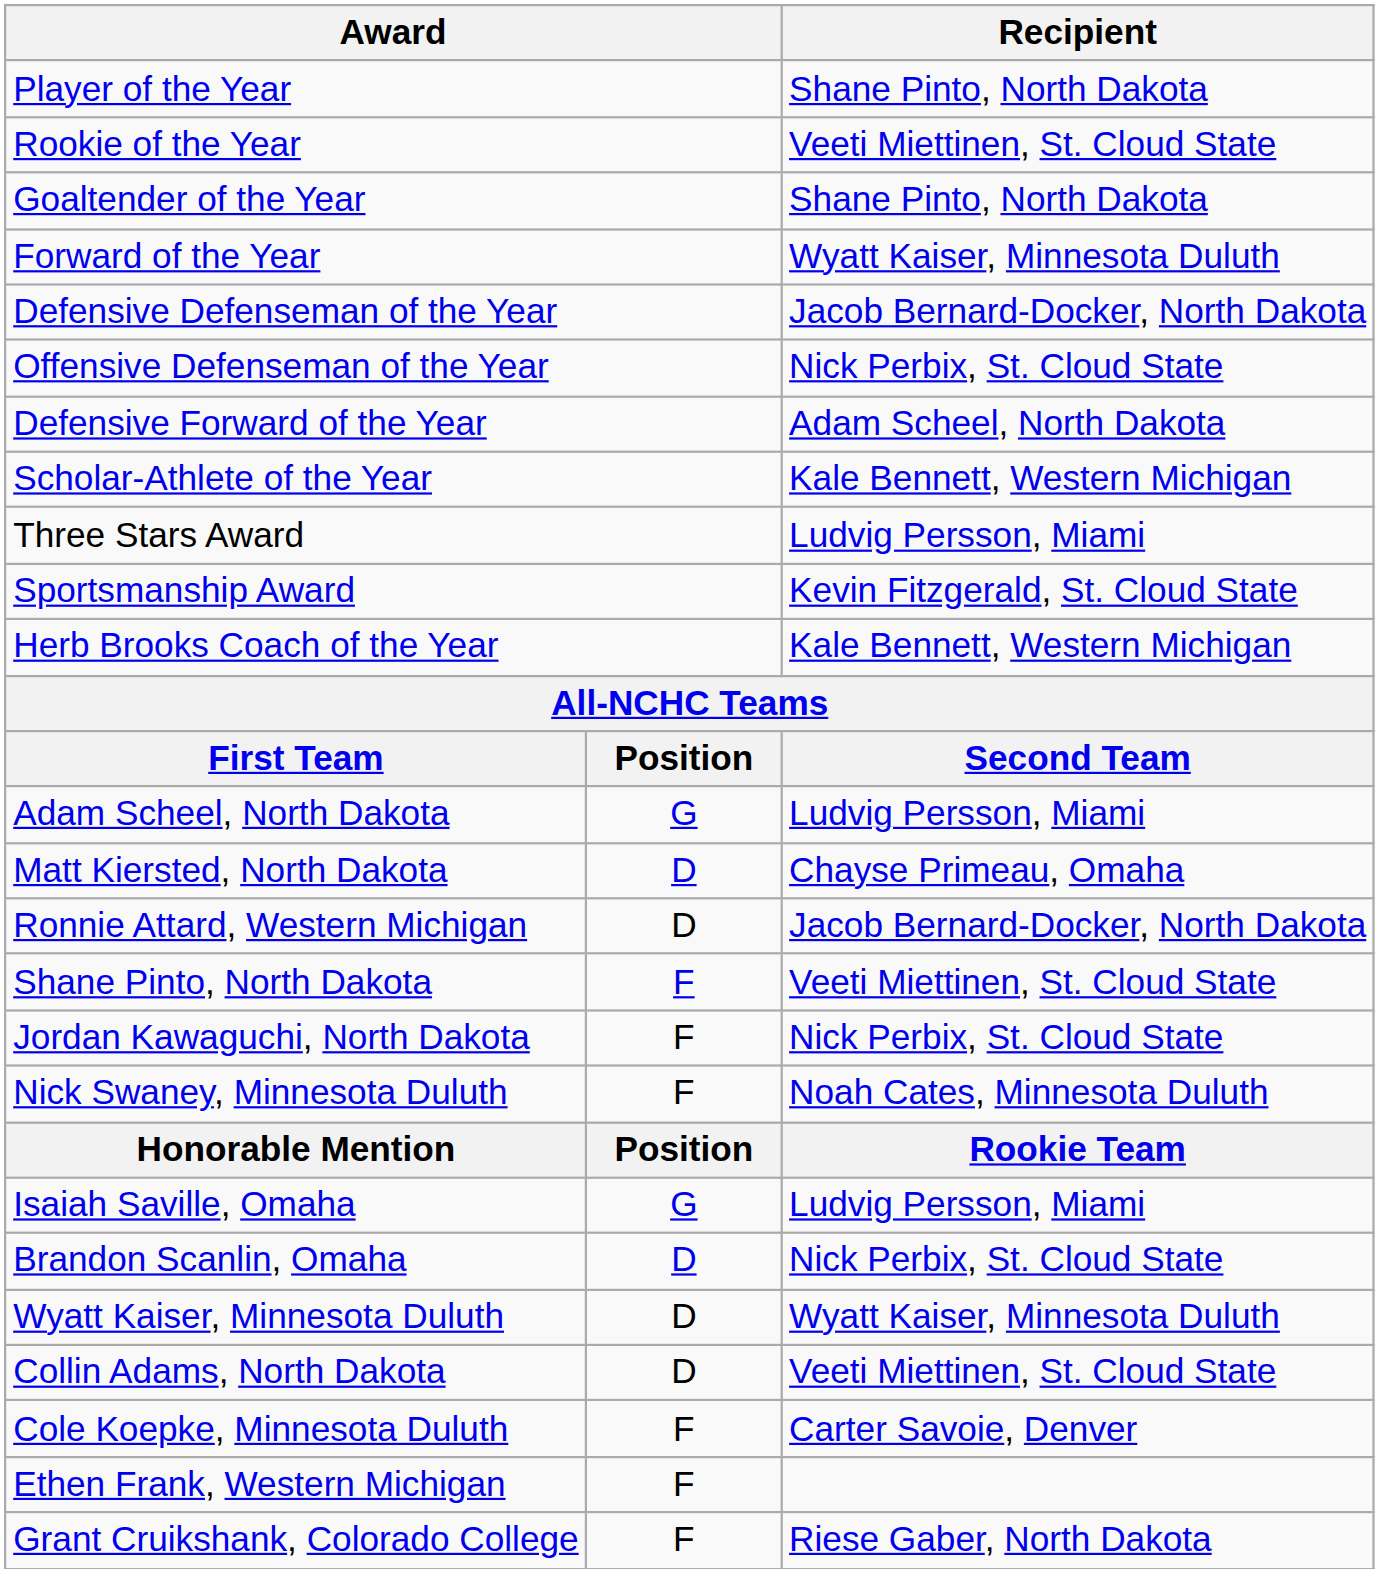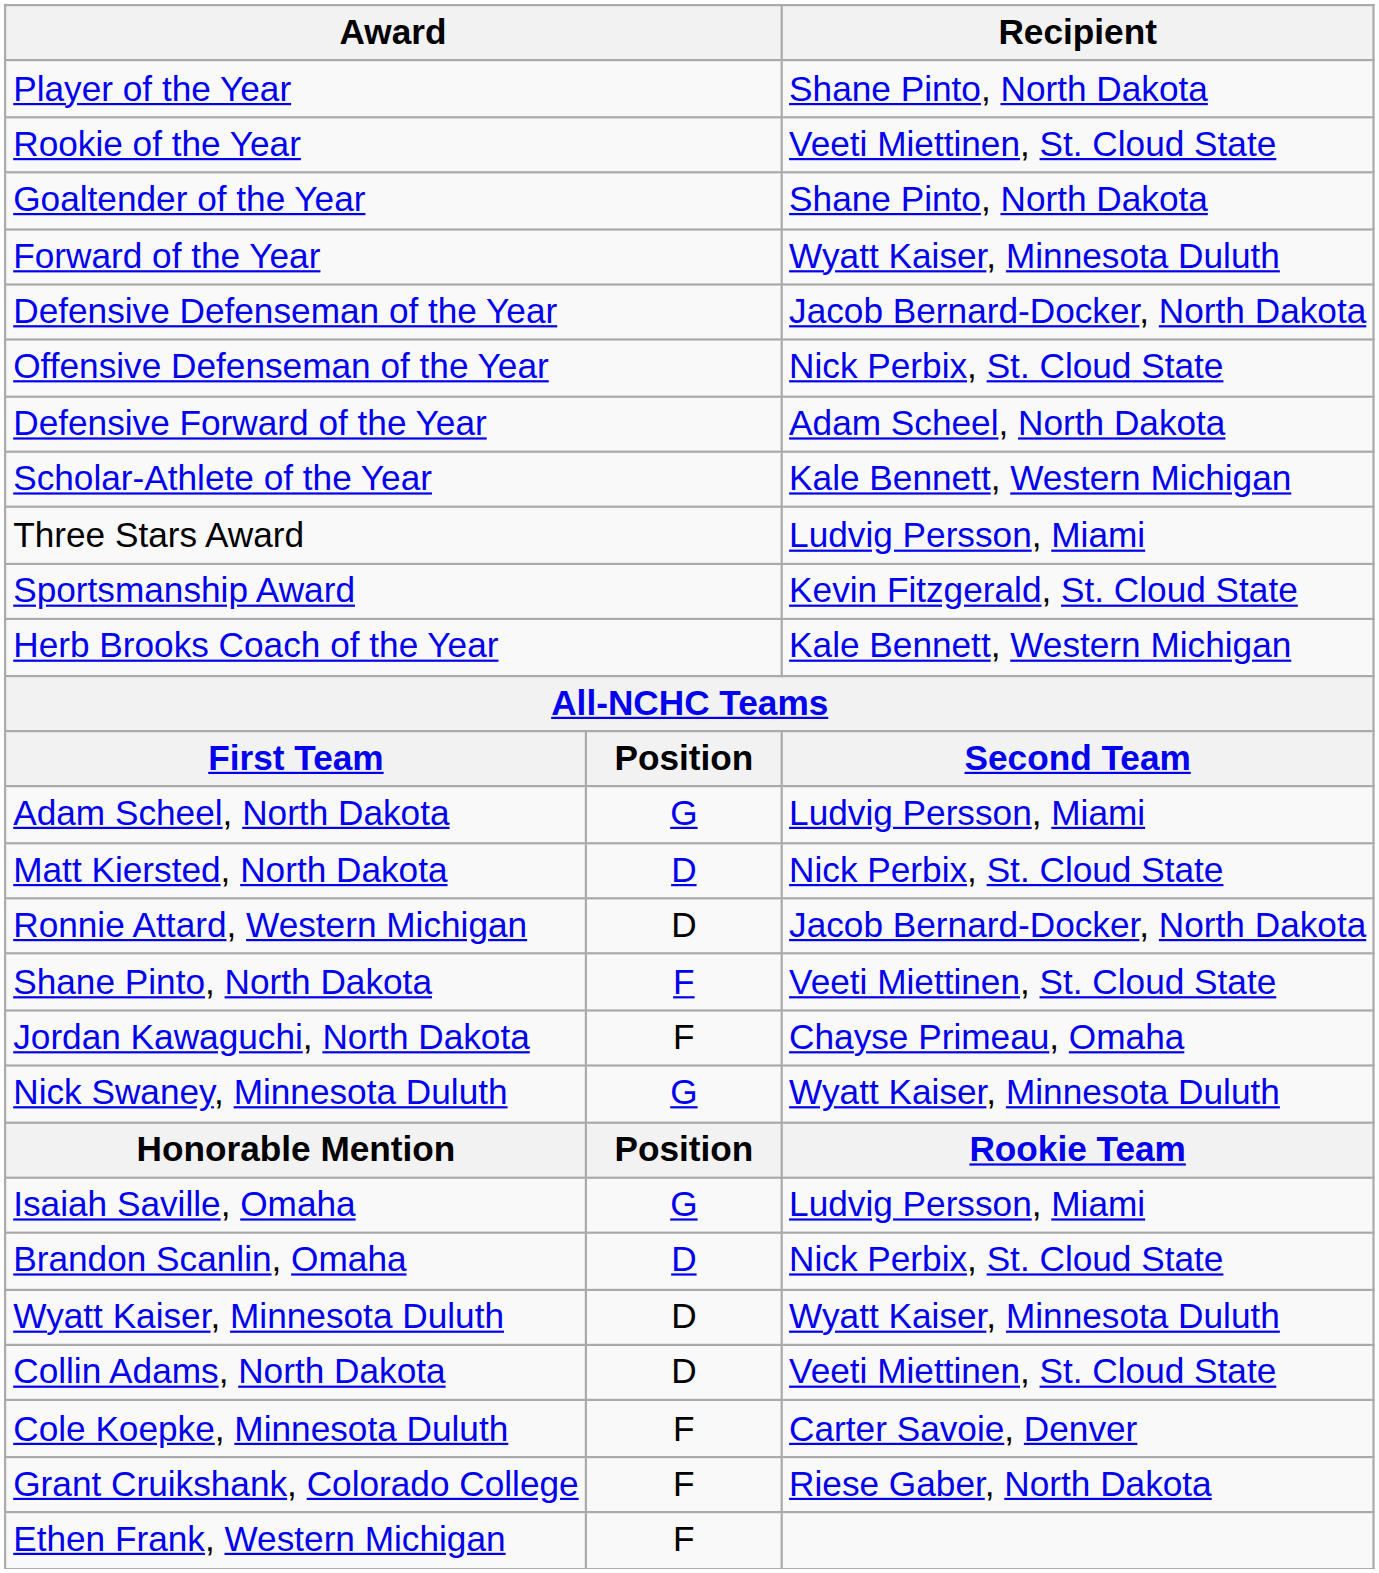(987, 869) Chayse Primeau, Omaha -> (1006, 869) Nick Perbix, St. Cloud State
(1006, 1037) Nick Perbix, St. Cloud State -> (987, 1037) Chayse Primeau, Omaha
(684, 1093) F -> (684, 1093) G
(1029, 1093) Noah Cates, Minnesota Duluth -> (1034, 1093) Wyatt Kaiser, Minnesota Duluth
rows swapped: (296, 1539) <-> (259, 1483)
